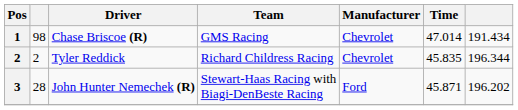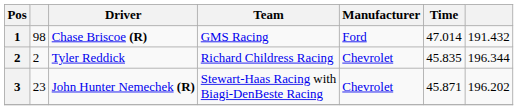(368, 36) Chevrolet -> (354, 36) Ford
(489, 36) 191.434 -> (489, 36) 191.432
(39, 86) 28 -> (39, 86) 23
(354, 86) Ford -> (368, 86) Chevrolet
